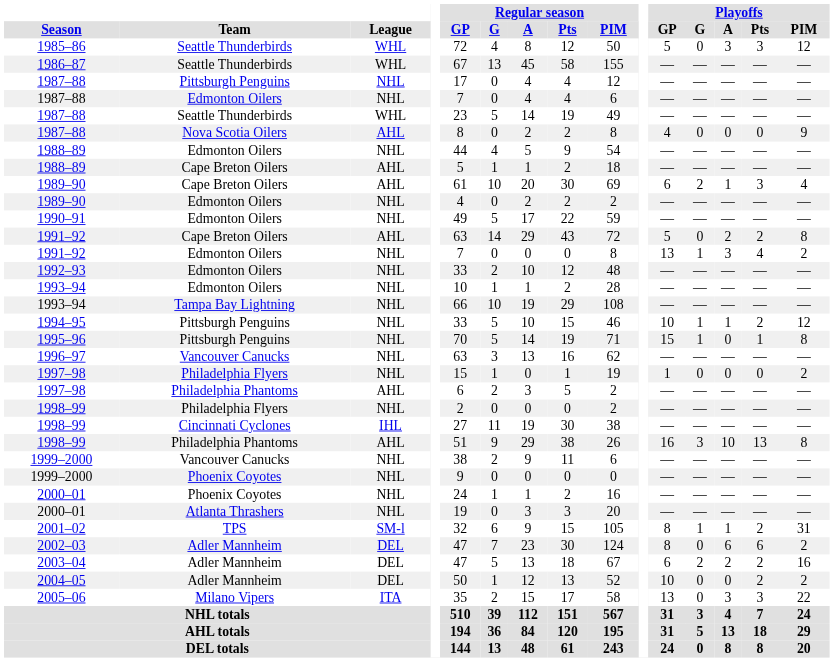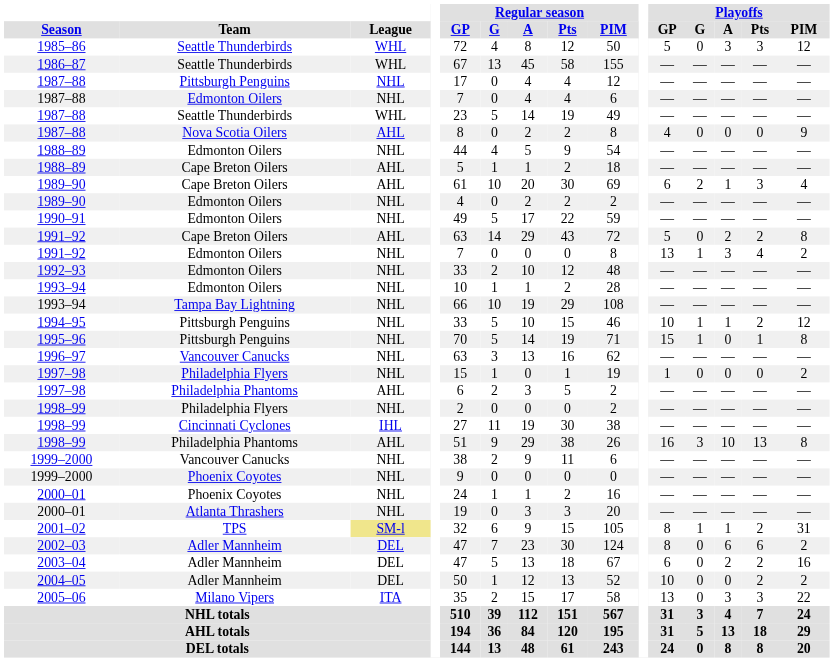(391, 528) no background -> (391, 528) khaki background
(700, 563) 2 -> (700, 563) 0
